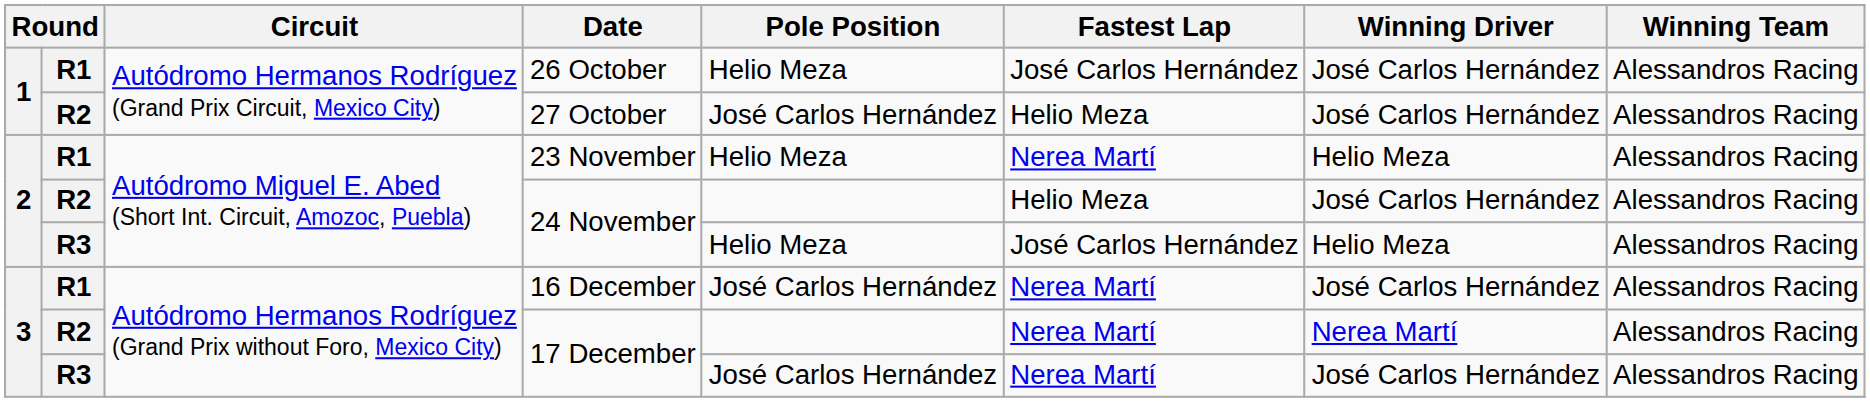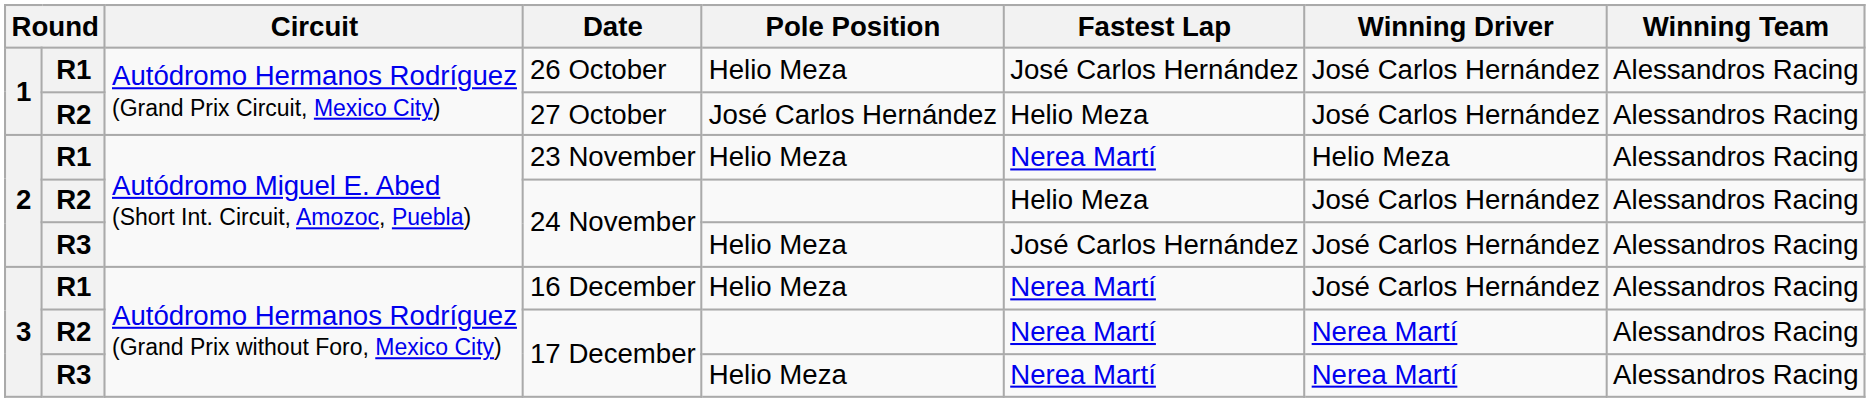(1381, 244) Helio Meza -> (1456, 244) José Carlos Hernández
(853, 287) José Carlos Hernández -> (778, 287) Helio Meza
(853, 375) José Carlos Hernández -> (778, 375) Helio Meza
(1456, 375) José Carlos Hernández -> (1385, 375) Nerea Martí
